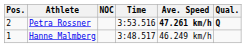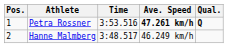- column: (107, 11)
(9, 24) 2 -> (9, 24) 1
(9, 37) 1 -> (9, 37) 2
